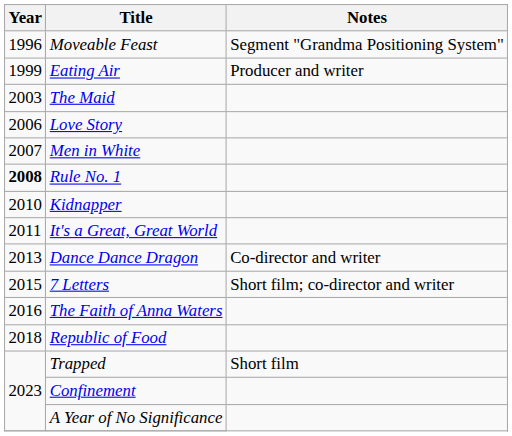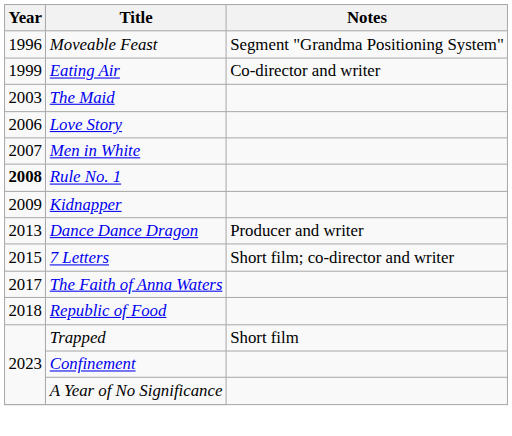(297, 71) Producer and writer -> (305, 71) Co-director and writer
(25, 204) 2010 -> (25, 204) 2009
- row: (133, 230)
(305, 257) Co-director and writer -> (297, 230) Producer and writer
(25, 310) 2016 -> (25, 284) 2017
